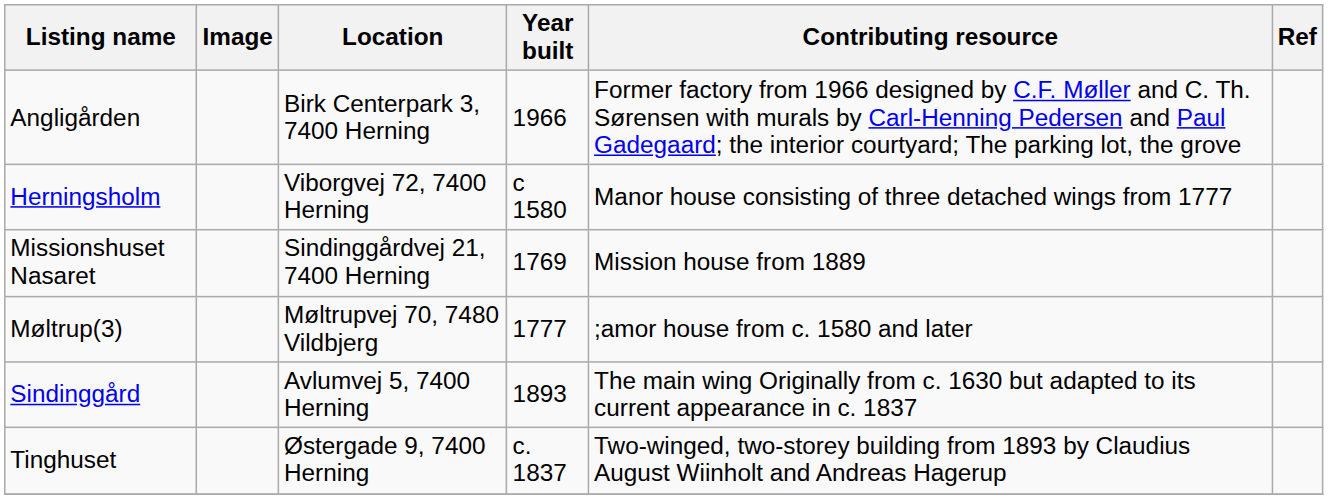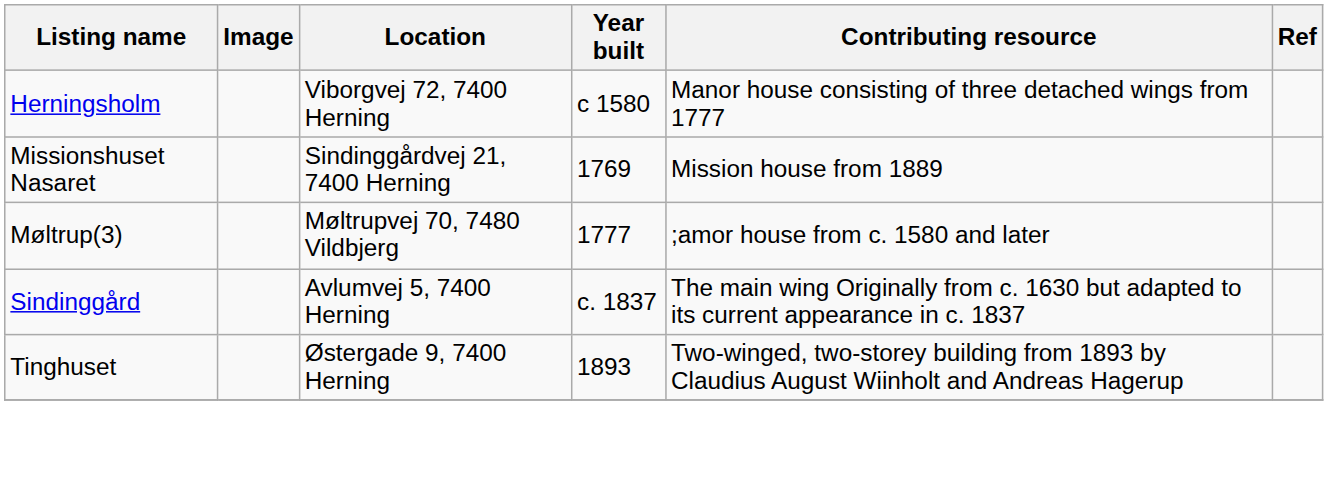- row: (75, 117)
(540, 394) 1893 -> (617, 301) c. 1837
(540, 460) c. 1837 -> (604, 367) 1893
